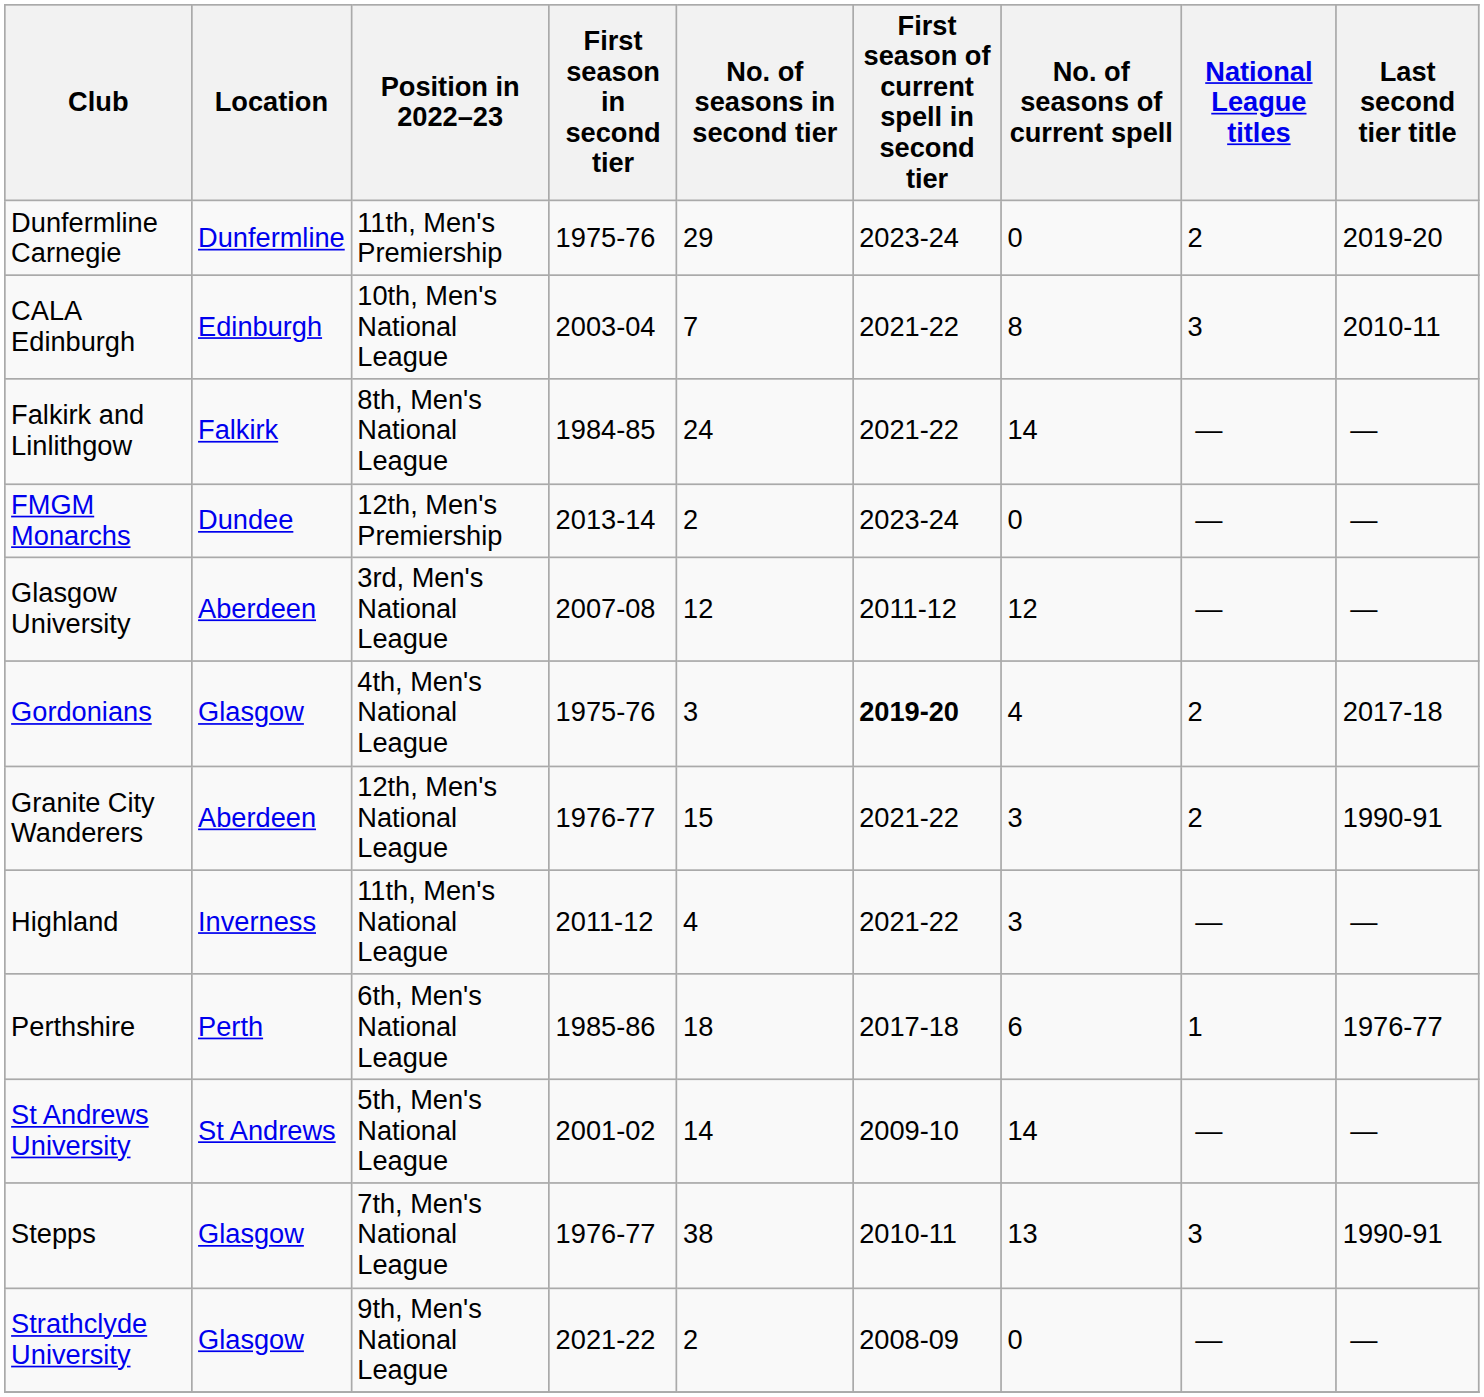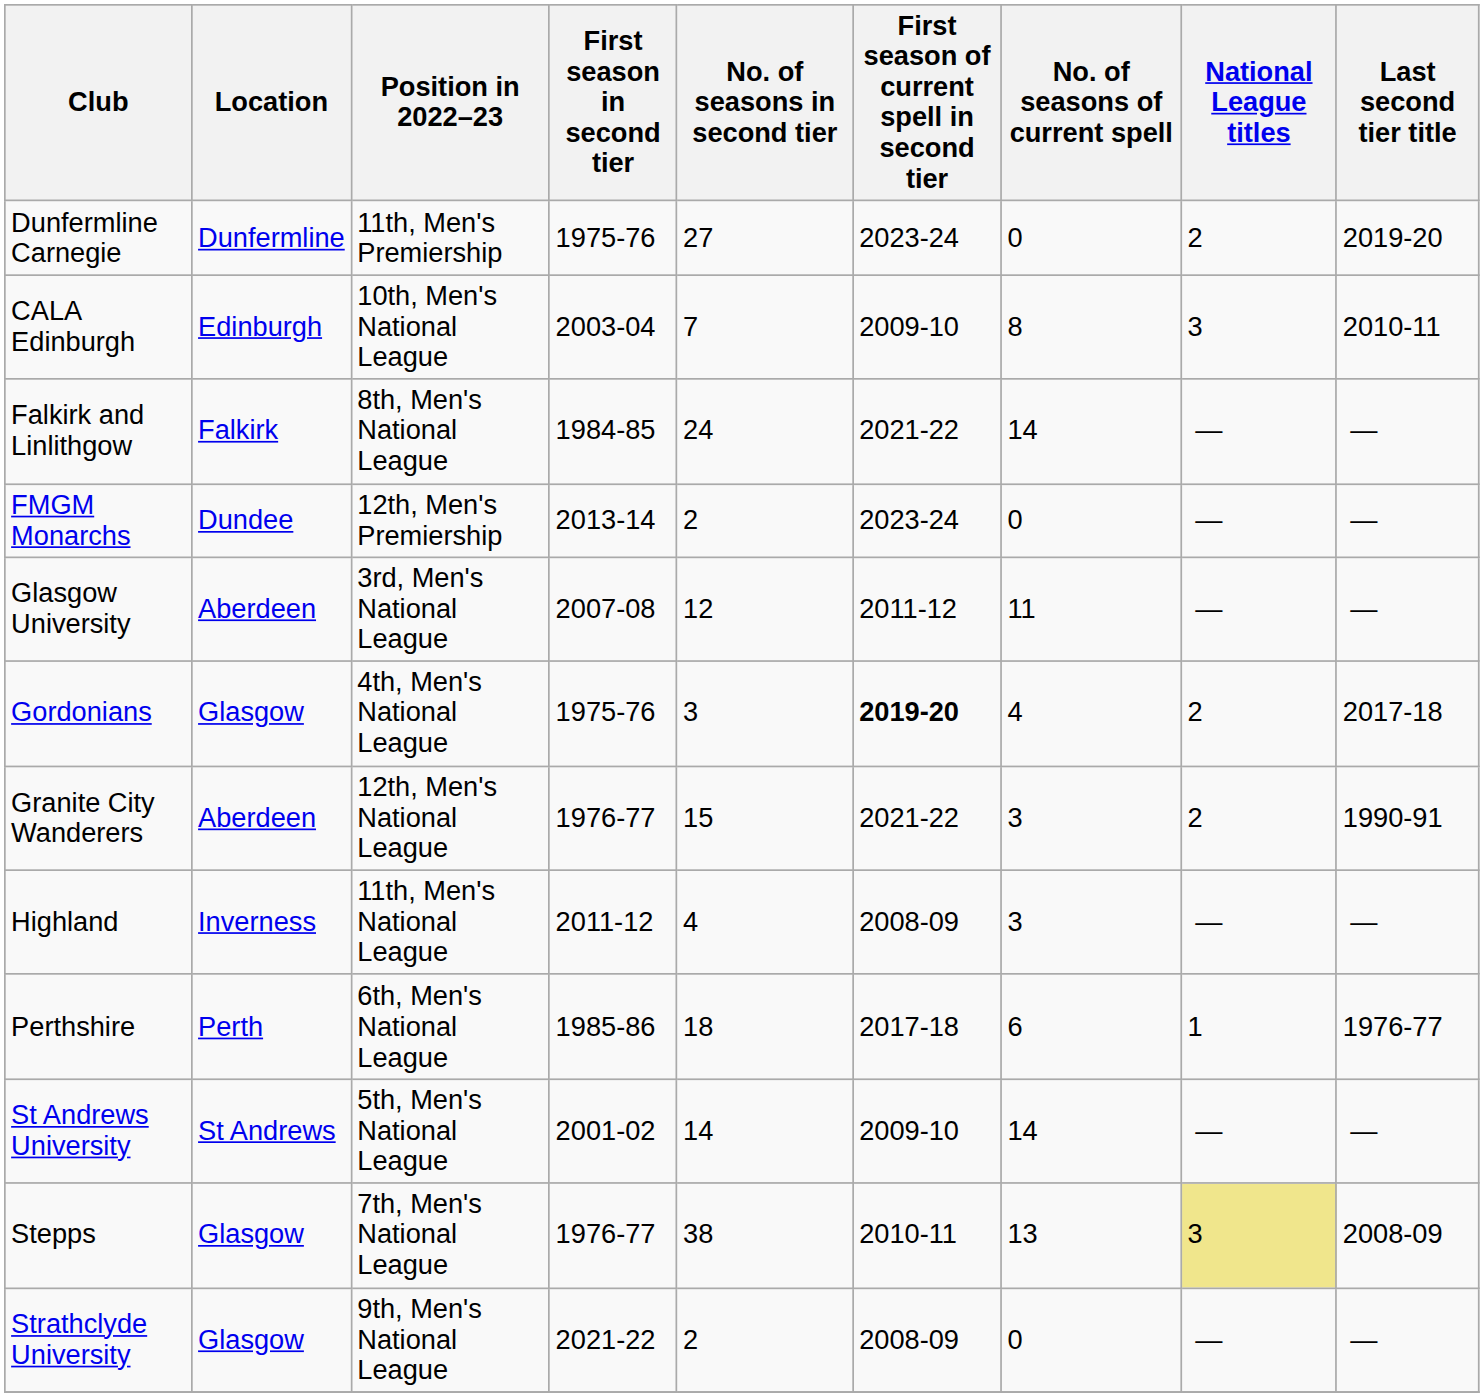(698, 237) 29 -> (698, 237) 27
(909, 326) 2021-22 -> (909, 326) 2009-10
(1023, 608) 12 -> (1022, 608) 11
(909, 921) 2021-22 -> (909, 921) 2008-09
(1195, 1234) no background -> (1195, 1234) khaki background
(1393, 1234) 1990-91 -> (1393, 1234) 2008-09
